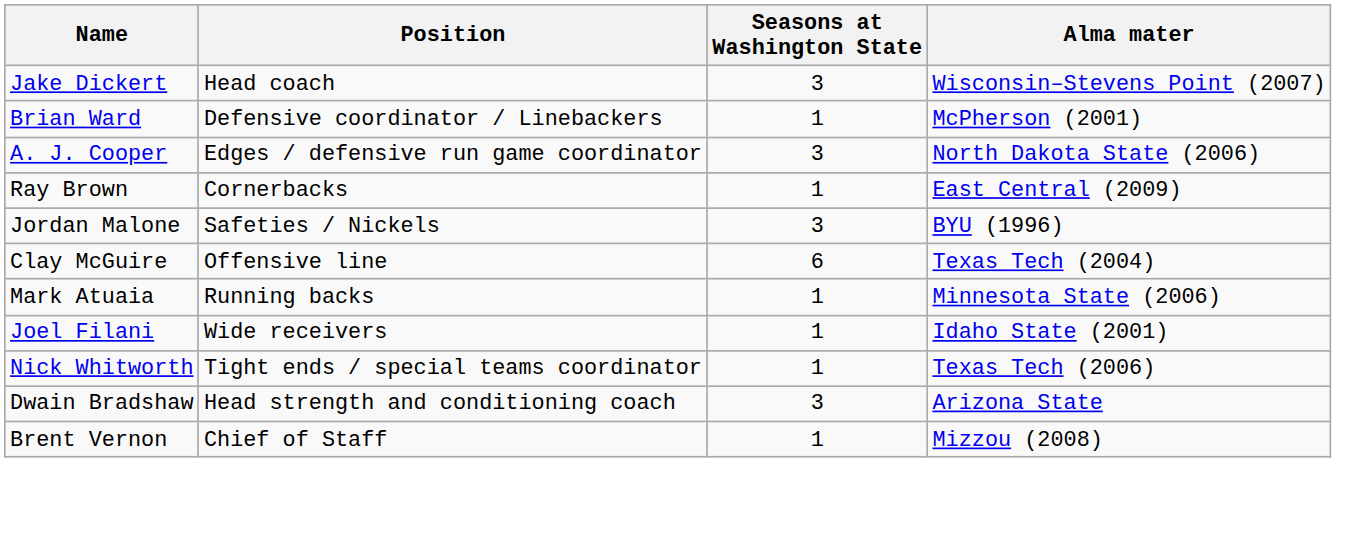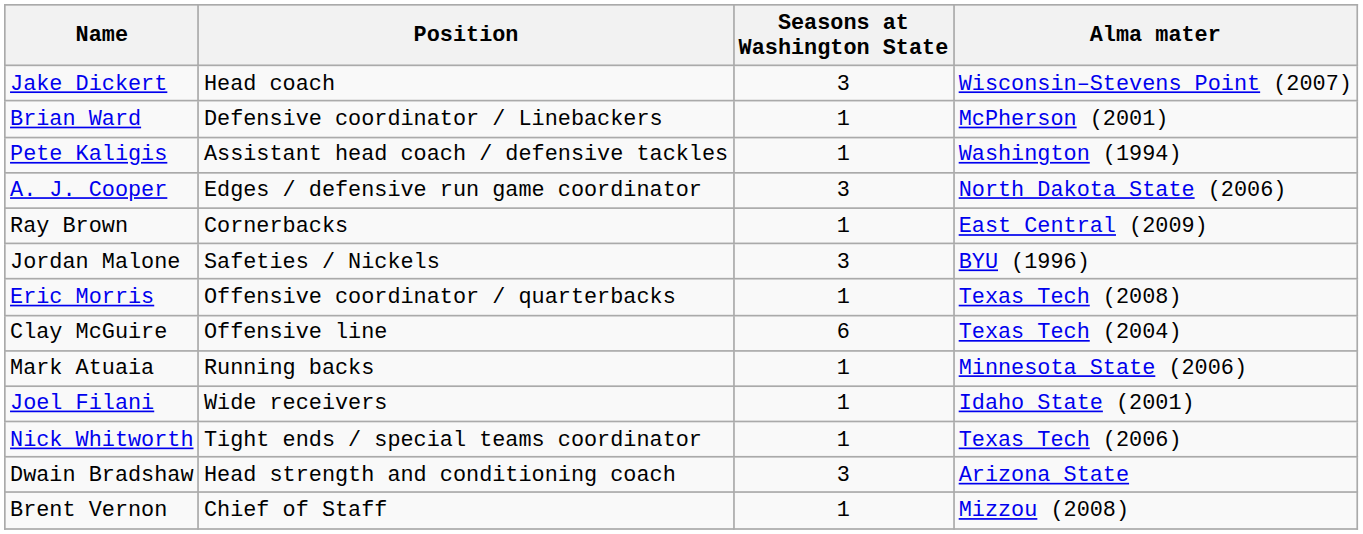+ row: (89, 155)
+ row: (82, 297)
